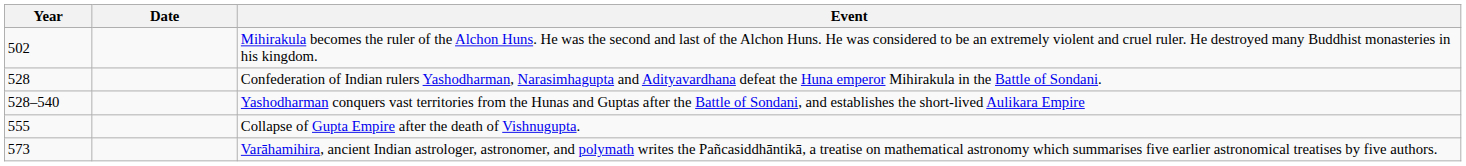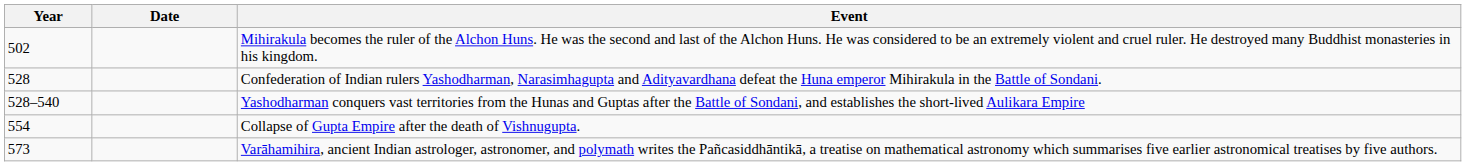(19, 126) 555 -> (19, 126) 554
